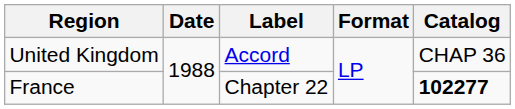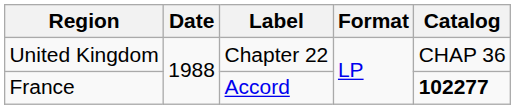(257, 54) Accord -> (276, 54) Chapter 22
(276, 87) Chapter 22 -> (257, 87) Accord
